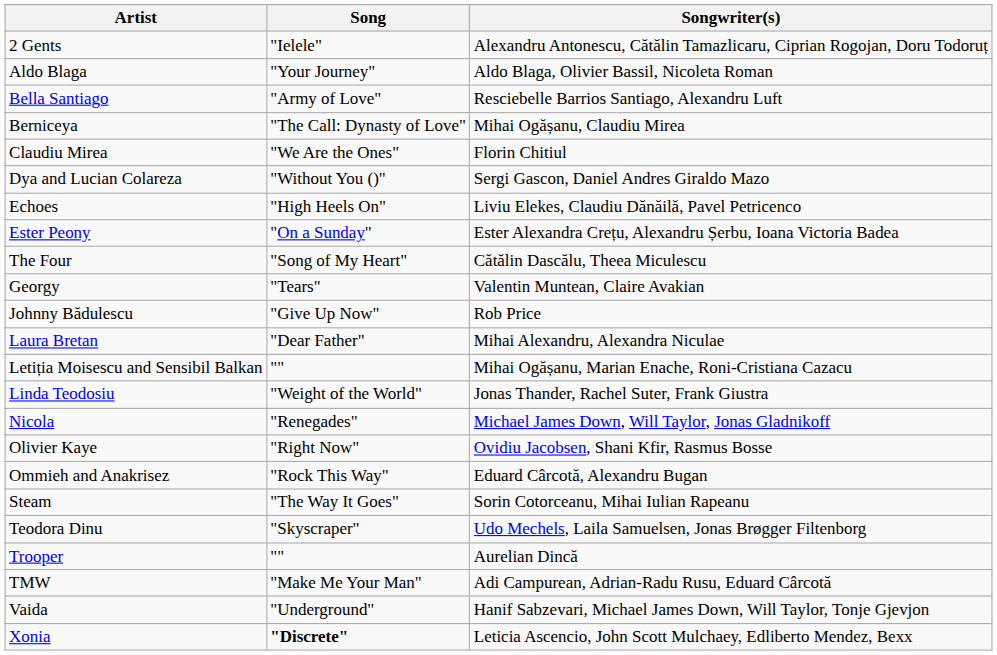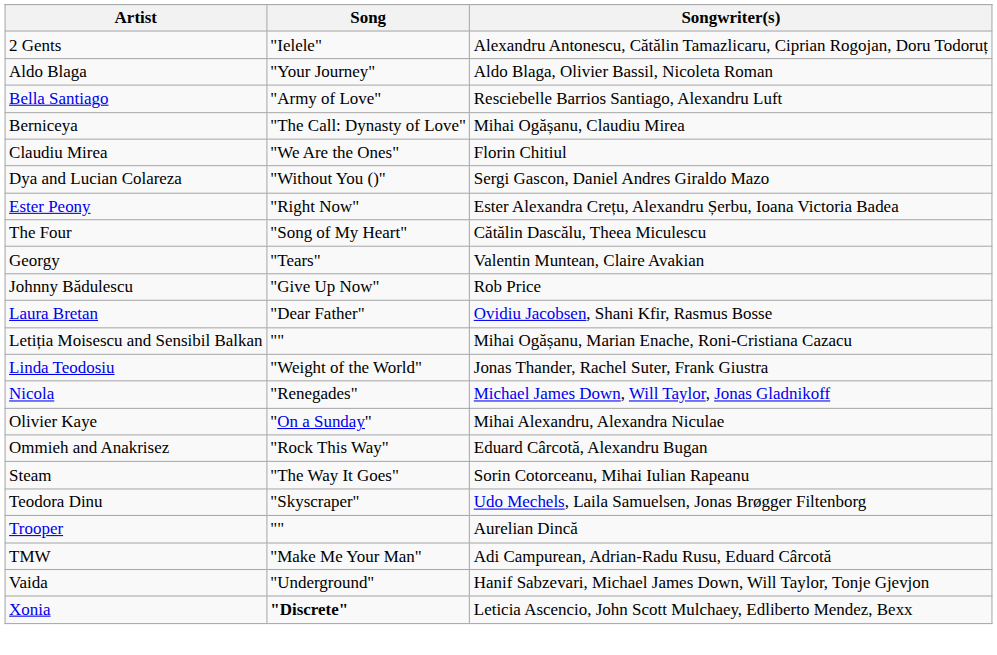- row: (34, 206)
(321, 233) "On a Sunday" -> (315, 206) "Right Now"
(599, 340) Mihai Alexandru, Alexandra Niculae -> (623, 313) Ovidiu Jacobsen, Shani Kfir, Rasmus Bosse
(315, 448) "Right Now" -> (321, 421) "On a Sunday"
(623, 448) Ovidiu Jacobsen, Shani Kfir, Rasmus Bosse -> (599, 421) Mihai Alexandru, Alexandra Niculae
